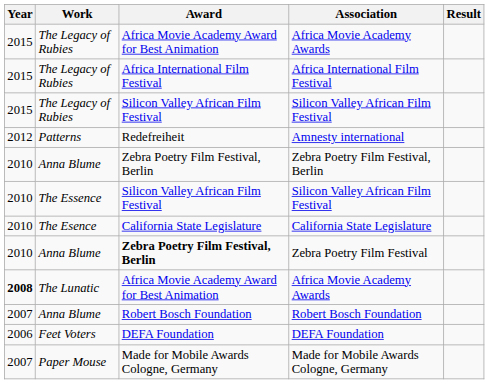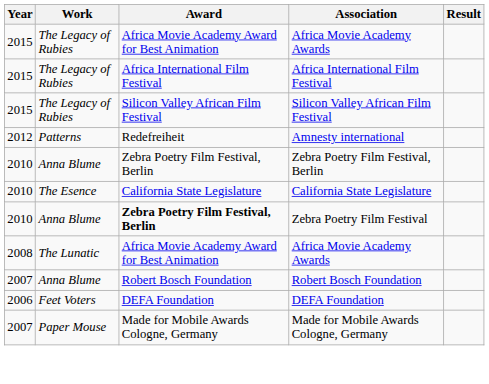- row: (70, 198)
(20, 287) bold -> (20, 253) normal
